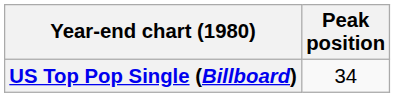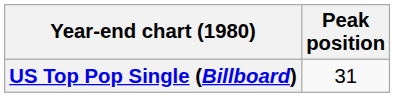(346, 75) 34 -> (346, 75) 31
